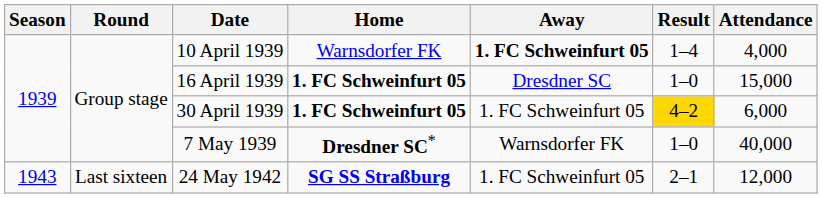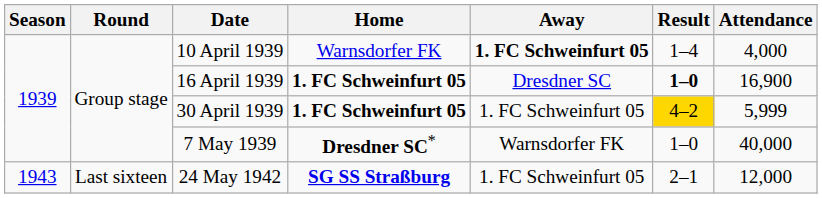(684, 80) normal -> (684, 80) bold
(766, 80) 15,000 -> (766, 80) 16,900
(766, 111) 6,000 -> (766, 111) 5,999
